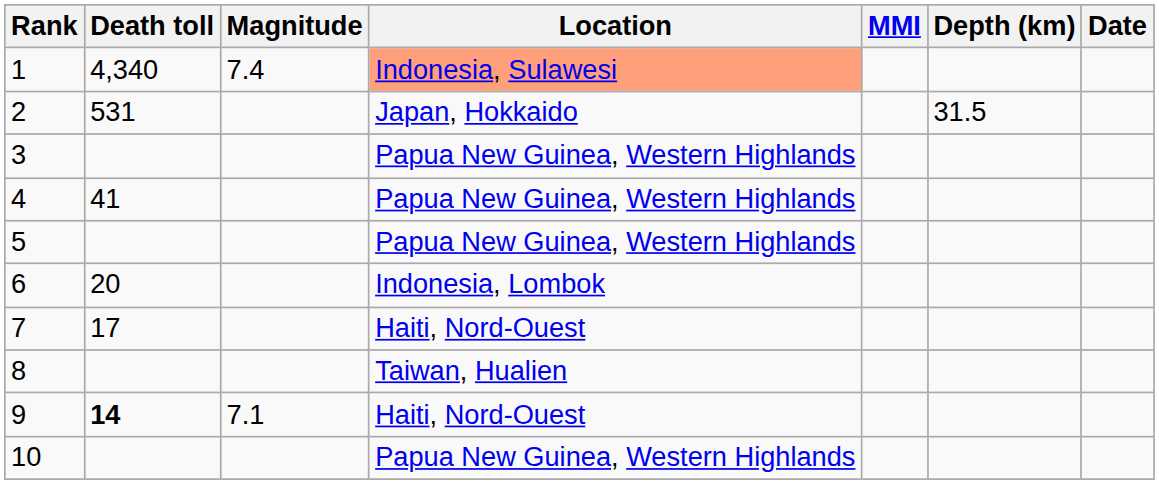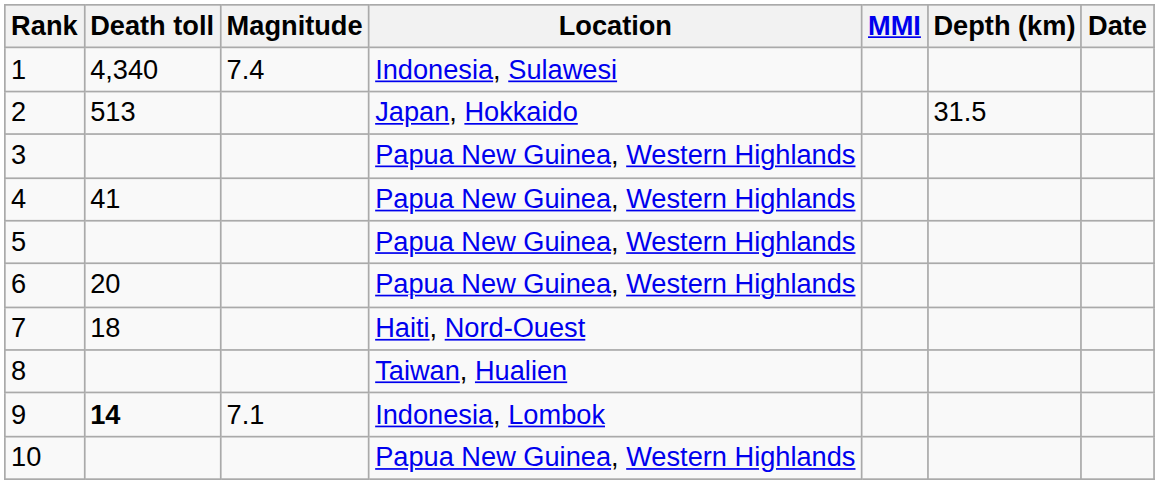(496, 69) lightsalmon background -> (496, 69) no background
(113, 112) 531 -> (113, 112) 513
(490, 284) Indonesia, Lombok -> (615, 284) Papua New Guinea, Western Highlands
(105, 328) 17 -> (105, 328) 18
(480, 414) Haiti, Nord-Ouest -> (490, 414) Indonesia, Lombok
